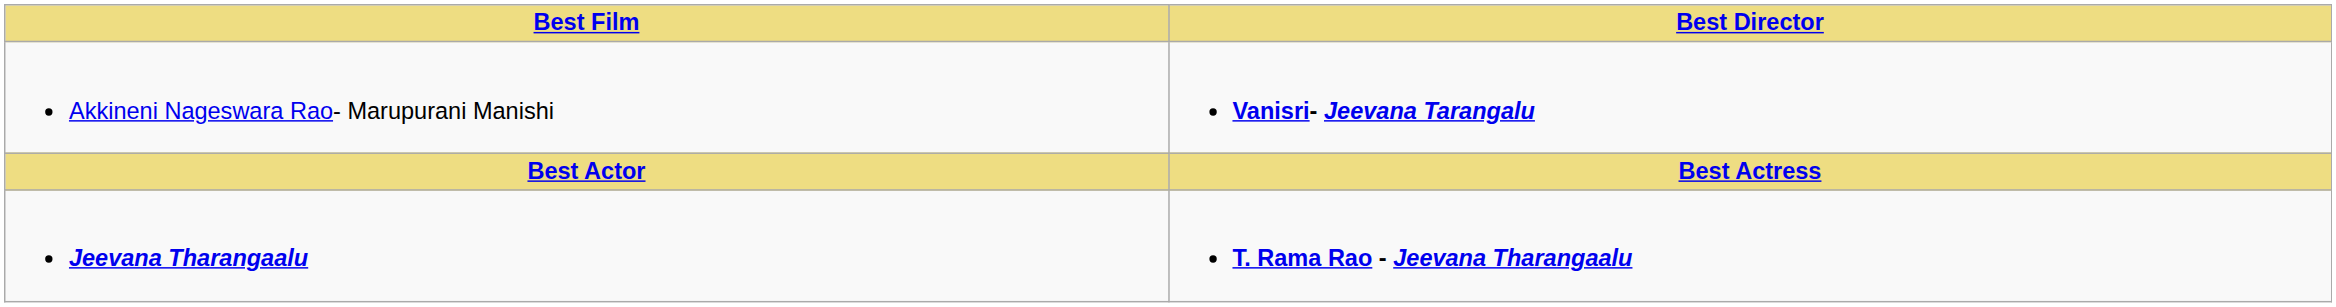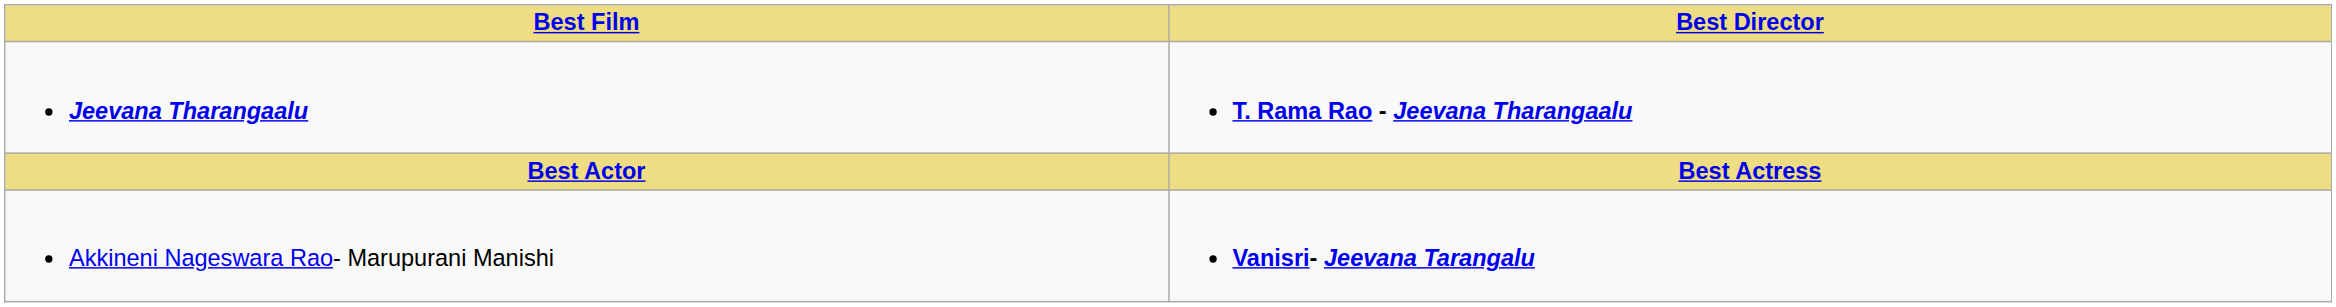rows swapped: (586, 259) <-> (586, 111)
